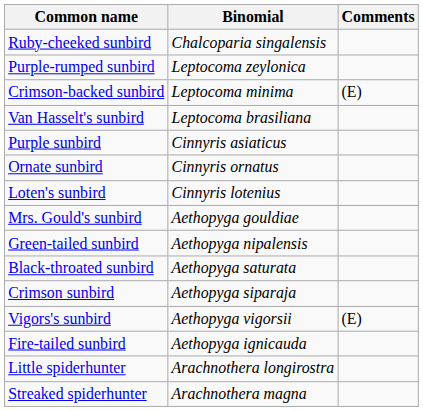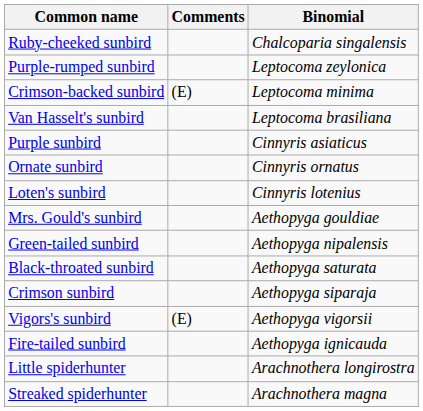columns swapped: (253, 17) <-> (378, 17)
